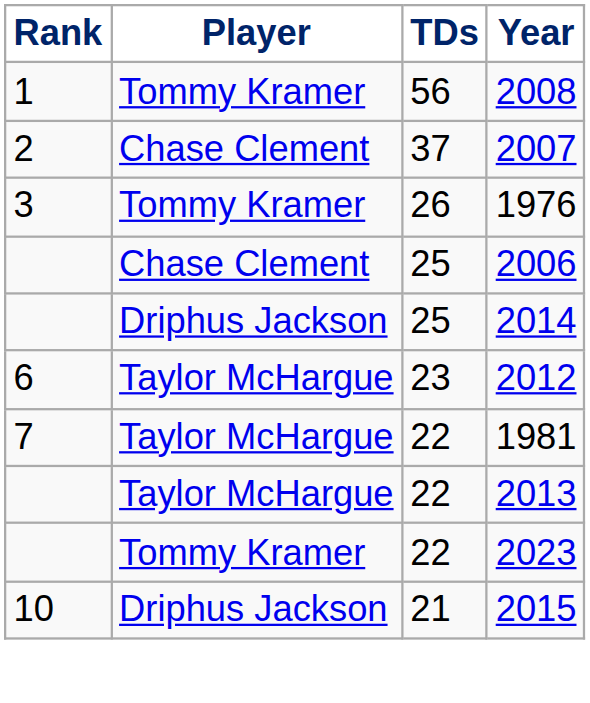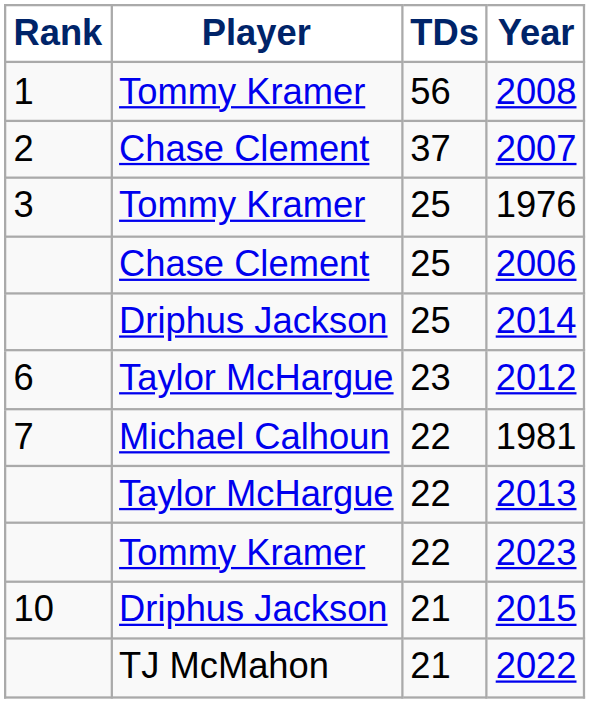(431, 206) 26 -> (431, 206) 25
(256, 436) Taylor McHargue -> (254, 436) Michael Calhoun
+ row: (536, 666)
